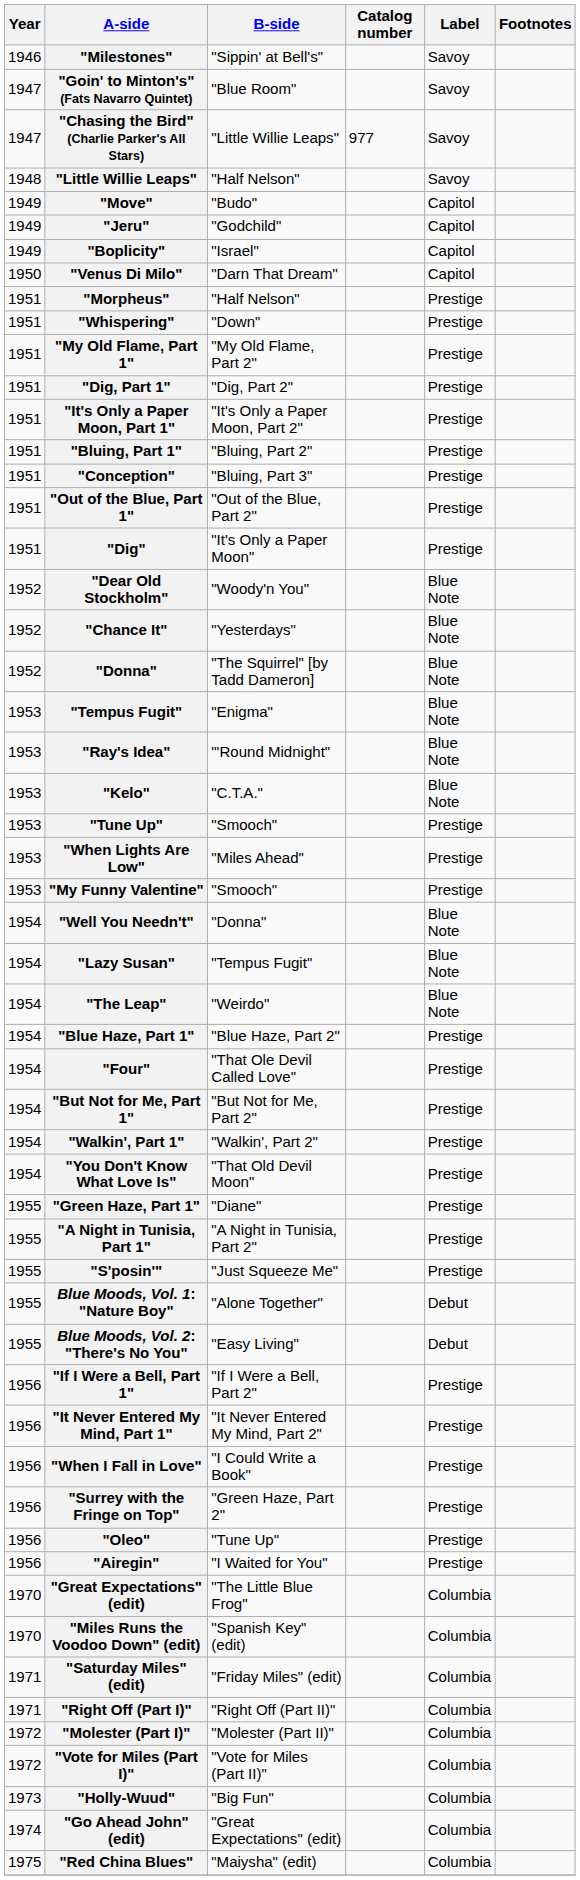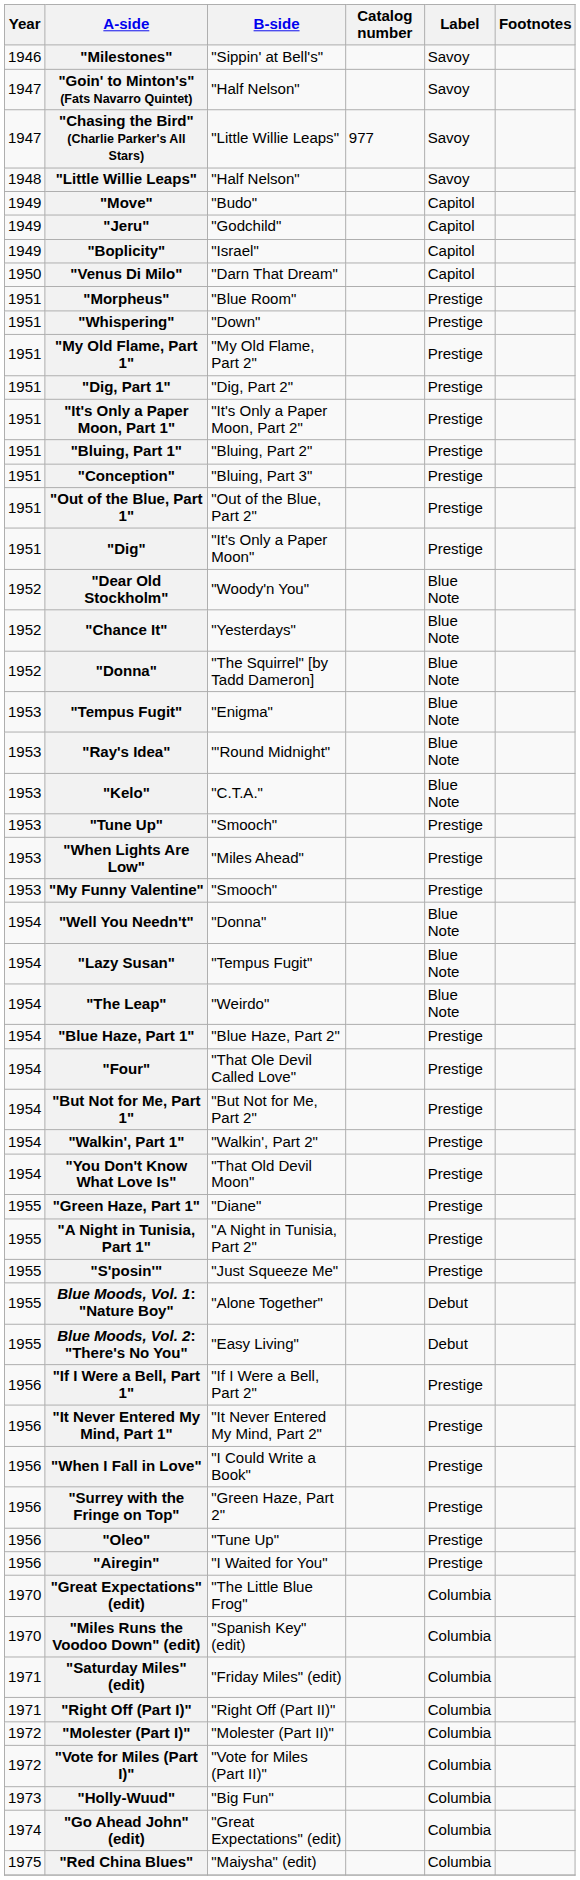(254, 89) "Blue Room" -> (255, 89) "Half Nelson"
(255, 298) "Half Nelson" -> (254, 298) "Blue Room"
